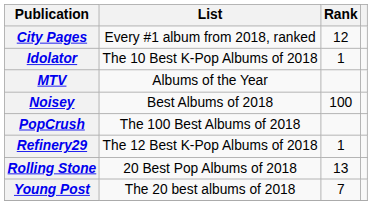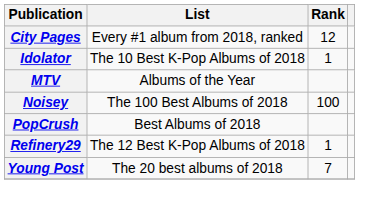(210, 102) Best Albums of 2018 -> (197, 102) The 100 Best Albums of 2018
(210, 124) The 100 Best Albums of 2018 -> (197, 124) Best Albums of 2018
- row: (52, 168)
